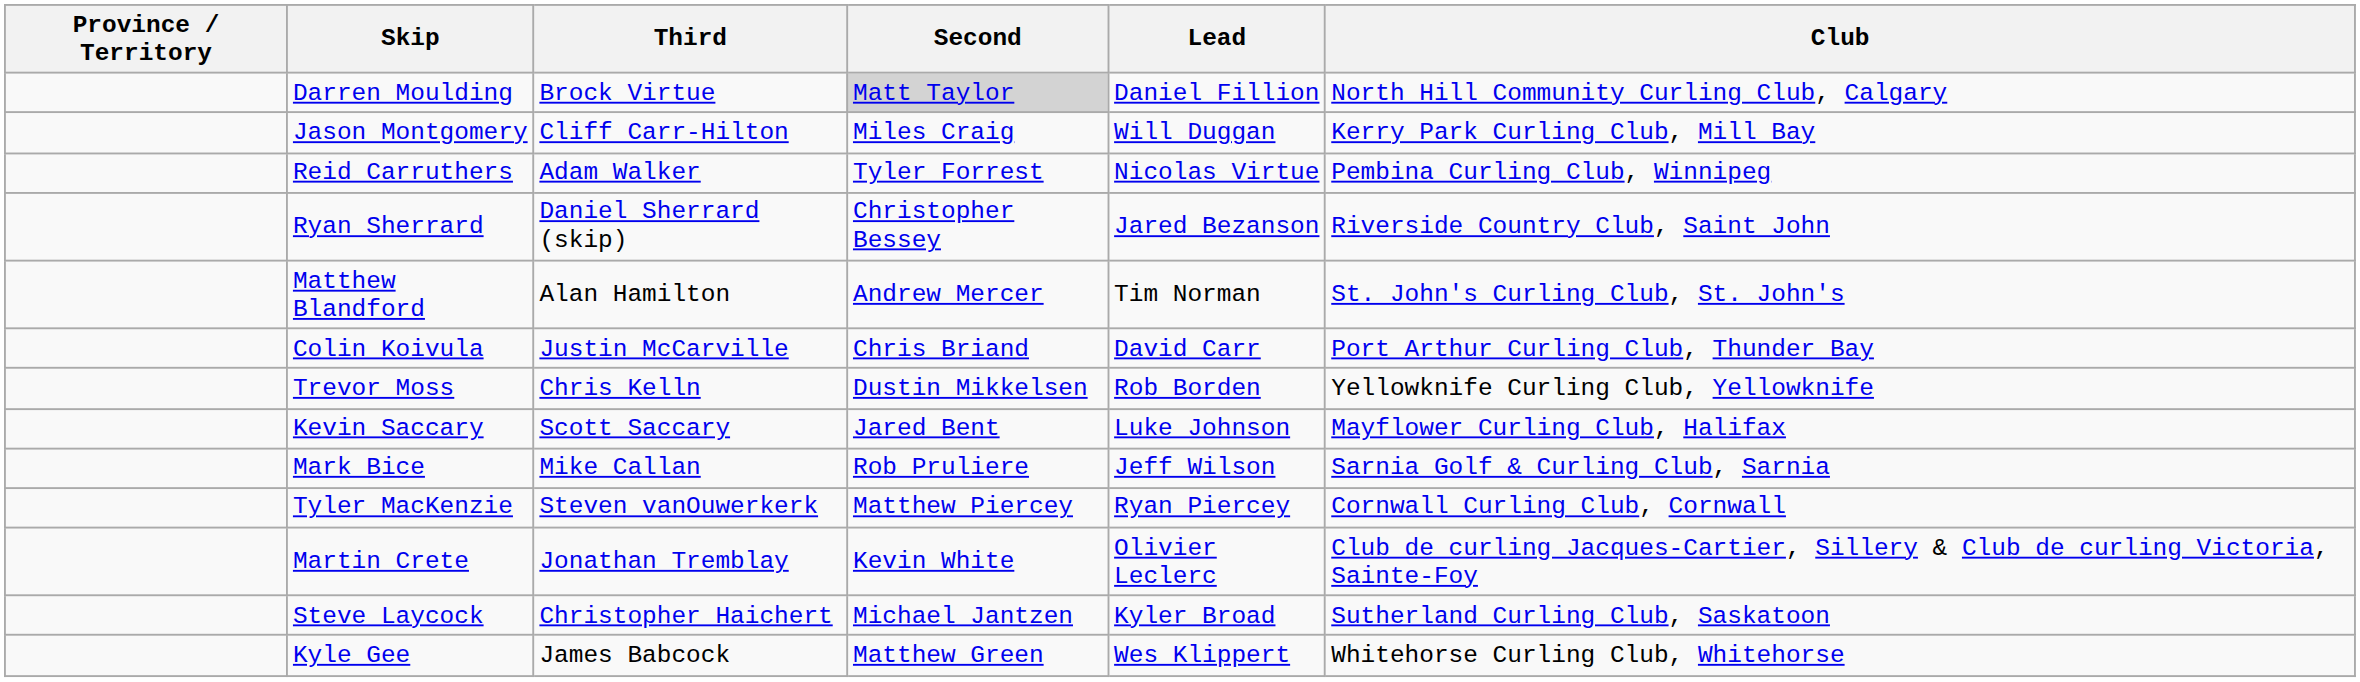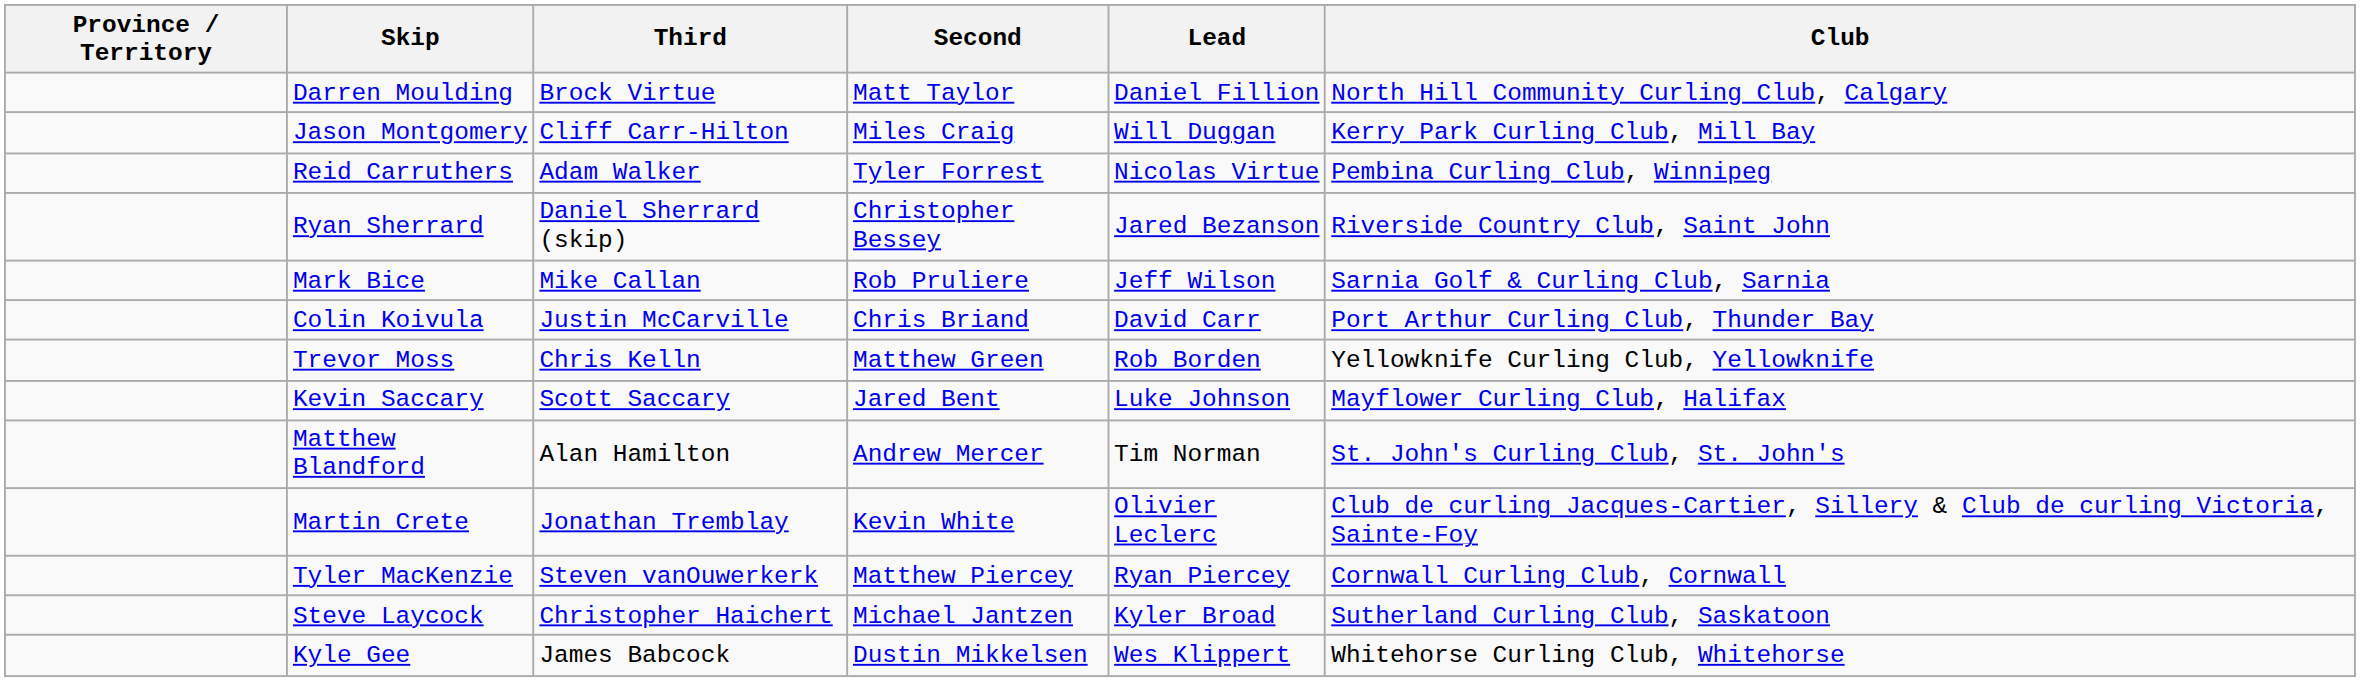(934, 93) lightgrey background -> (934, 93) no background
rows swapped: (359, 295) <-> (359, 468)
(970, 388) Dustin Mikkelsen -> (948, 360) Matthew Green
rows swapped: (403, 508) <-> (381, 562)
(948, 655) Matthew Green -> (970, 655) Dustin Mikkelsen
